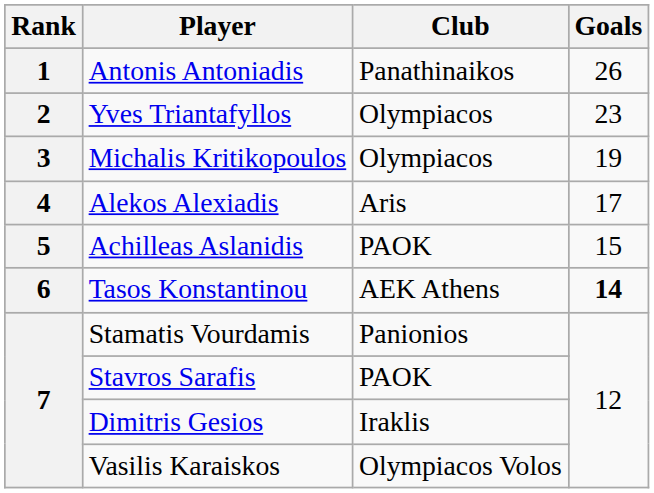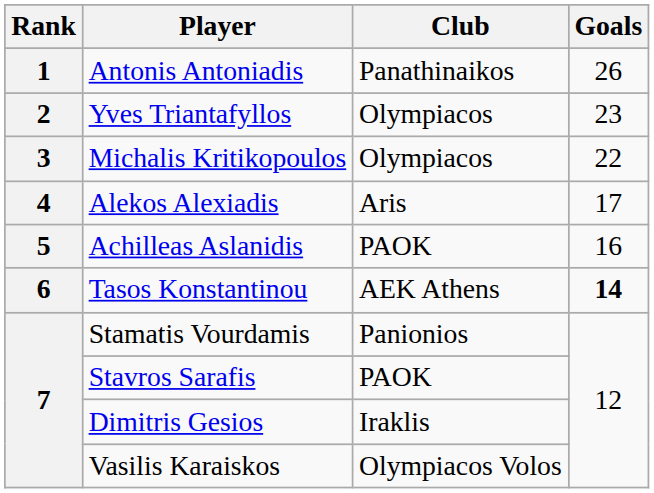(608, 158) 19 -> (608, 158) 22
(608, 245) 15 -> (608, 245) 16
